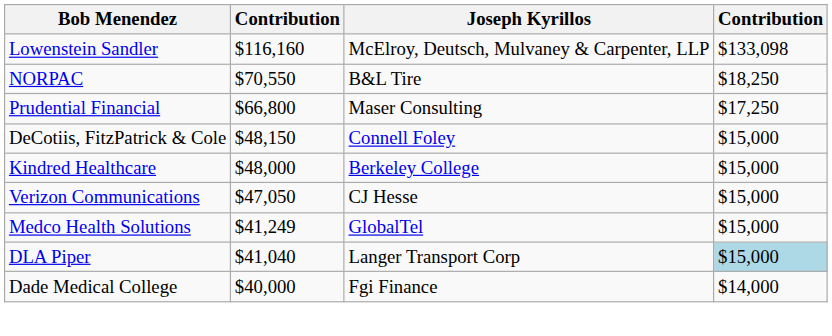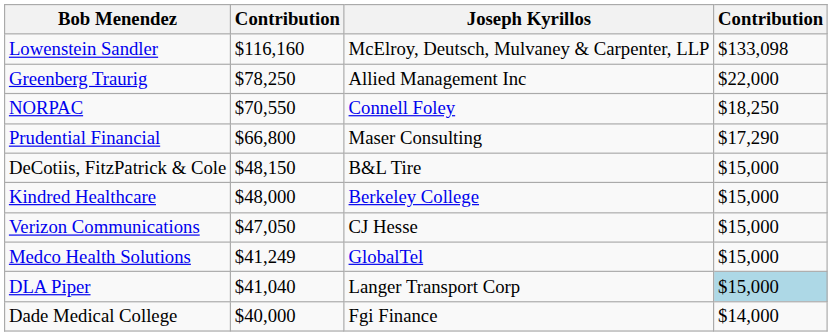+ row: (78, 78)
(385, 78) B&L Tire -> (402, 108) Connell Foley
(749, 108) $17,250 -> (749, 138) $17,290
(402, 138) Connell Foley -> (385, 167) B&L Tire
